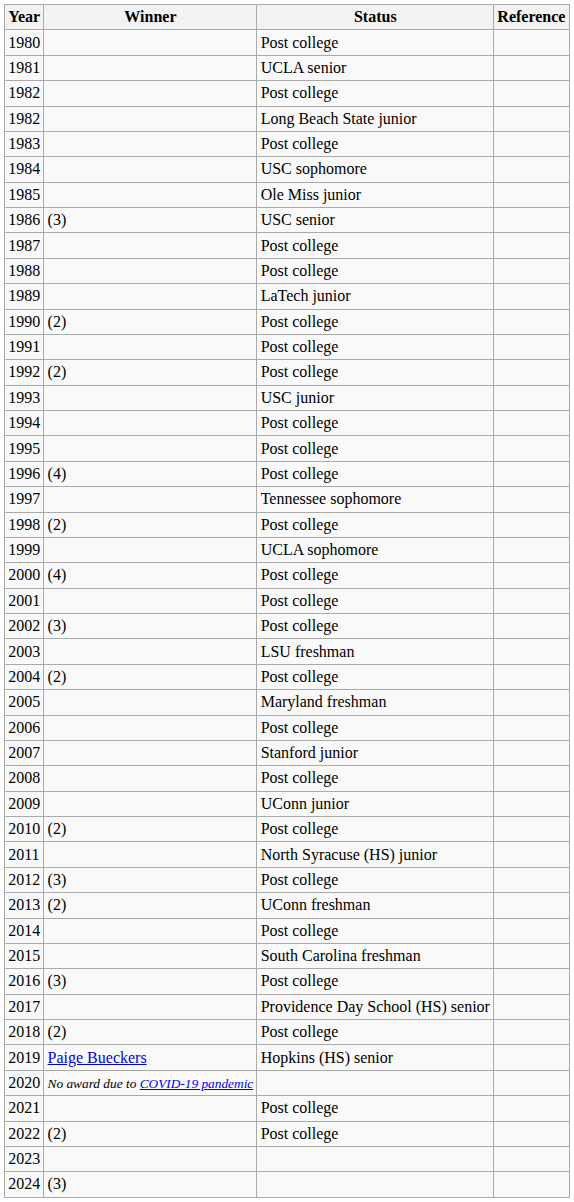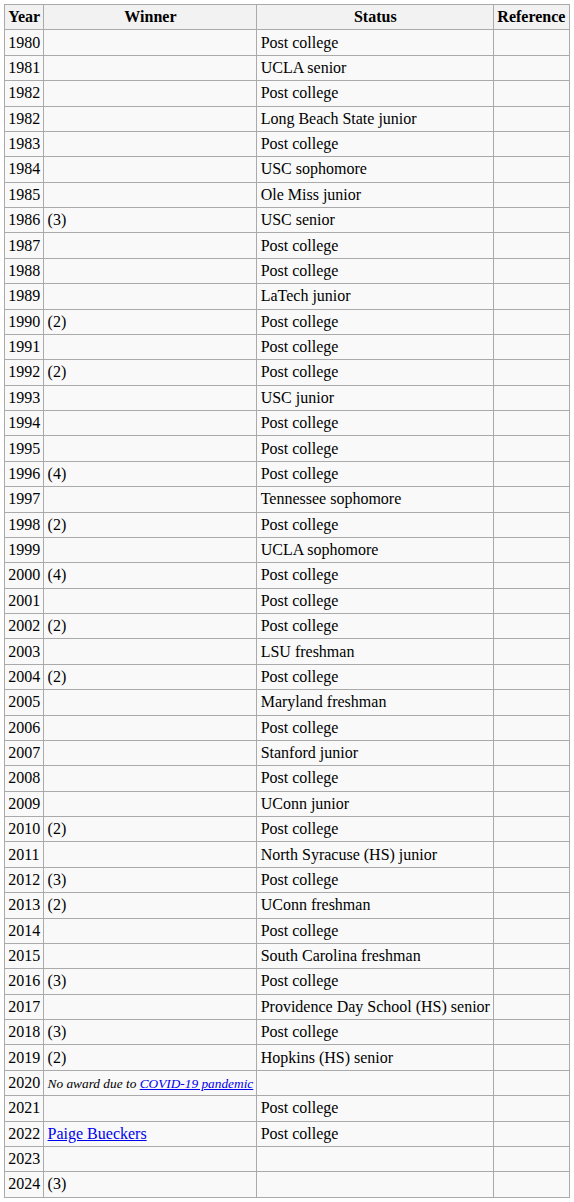(57, 626) (3) -> (57, 626) (2)
(57, 1032) (2) -> (57, 1032) (3)
(97, 1057) Paige Bueckers -> (57, 1057) (2)
(57, 1133) (2) -> (97, 1133) Paige Bueckers
